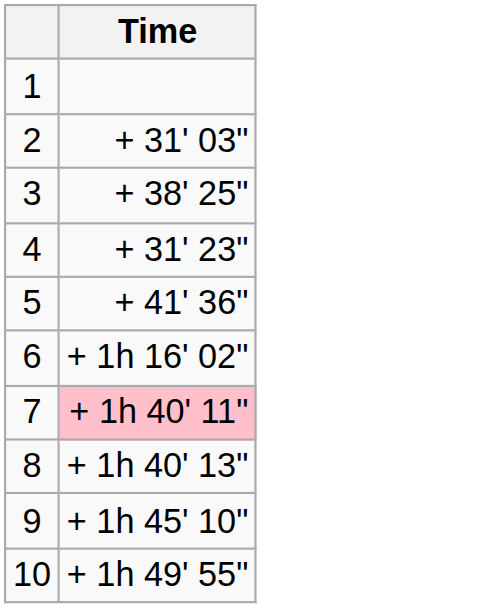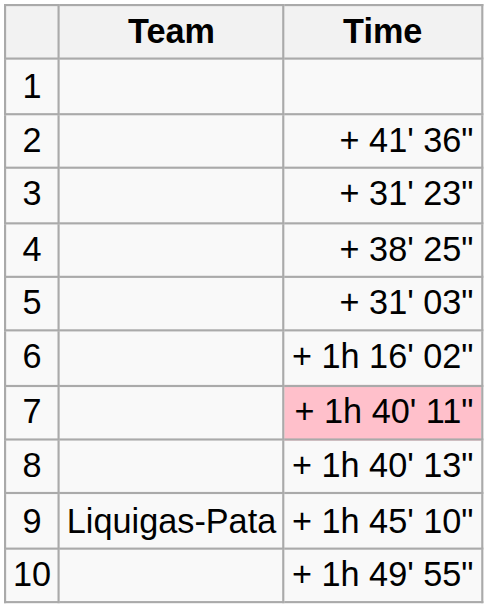+ column: (172, 31)
(181, 140) + 31' 03" -> (407, 140) + 41' 36"
(181, 194) + 38' 25" -> (407, 194) + 31' 23"
(181, 248) + 31' 23" -> (407, 248) + 38' 25"
(181, 303) + 41' 36" -> (407, 303) + 31' 03"
